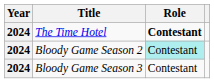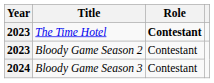(19, 31) 2024 -> (19, 31) 2023
(19, 50) 2024 -> (19, 50) 2023
(172, 50) paleturquoise background -> (172, 50) no background
